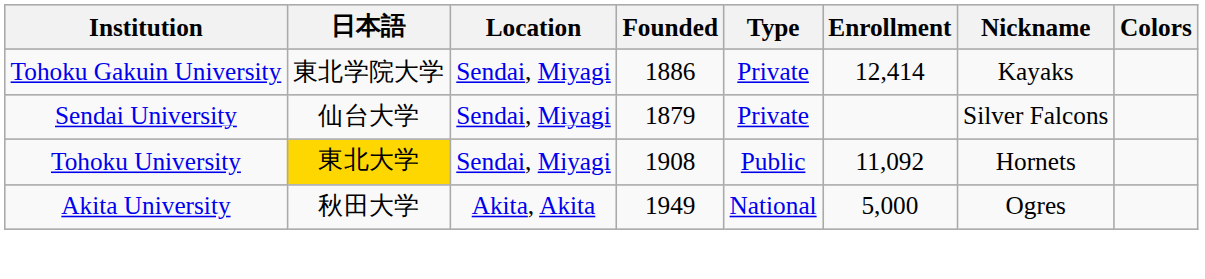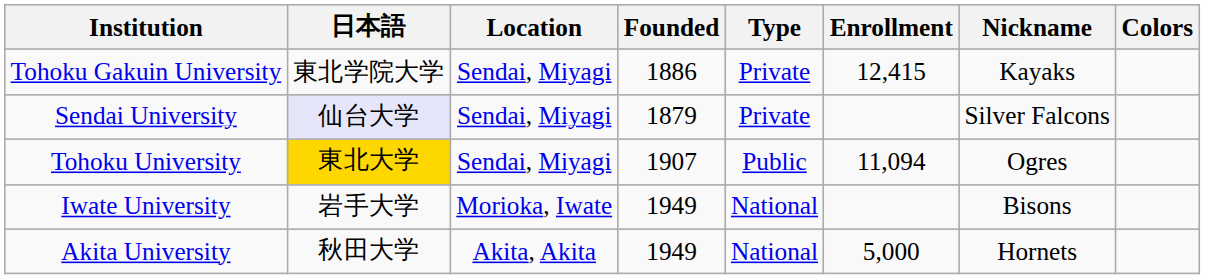(890, 71) 12,414 -> (891, 71) 12,415
(369, 115) no background -> (369, 115) lavender background
(670, 161) 1908 -> (672, 161) 1907
(890, 161) 11,092 -> (891, 161) 11,094
(1036, 161) Hornets -> (1037, 161) Ogres
+ row: (146, 206)
(1036, 206) Ogres -> (1037, 251) Hornets
